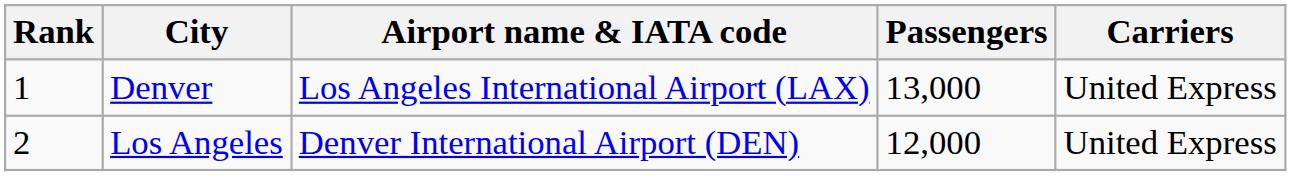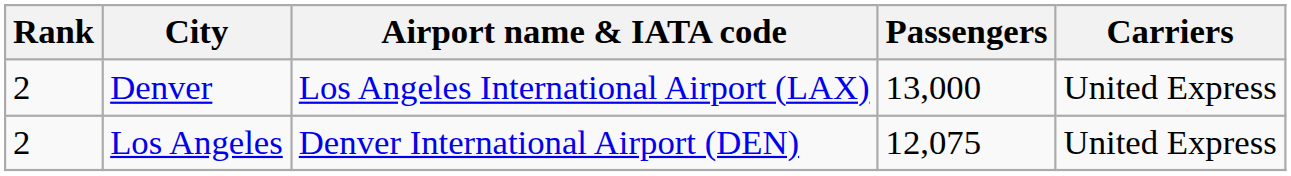(22, 87) 1 -> (22, 87) 2
(933, 142) 12,000 -> (933, 142) 12,075
